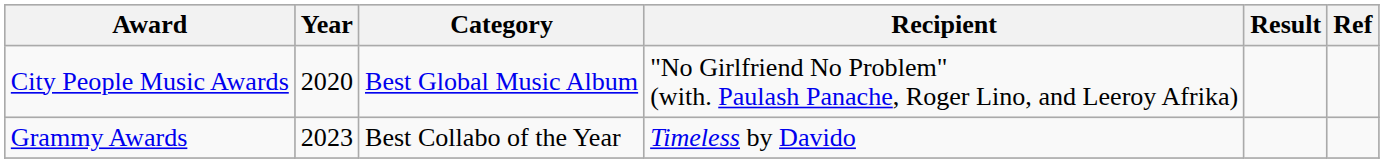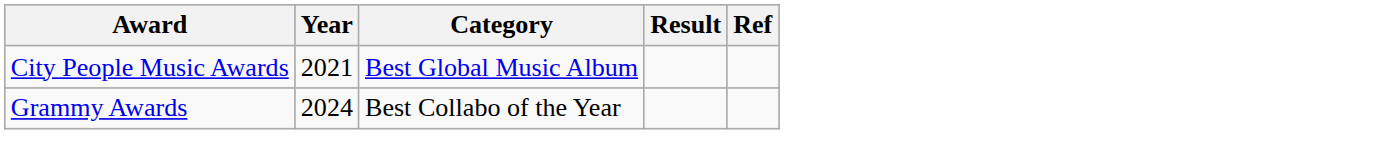- column: (944, 25)
(327, 81) 2020 -> (327, 66) 2021
(327, 137) 2023 -> (327, 107) 2024
